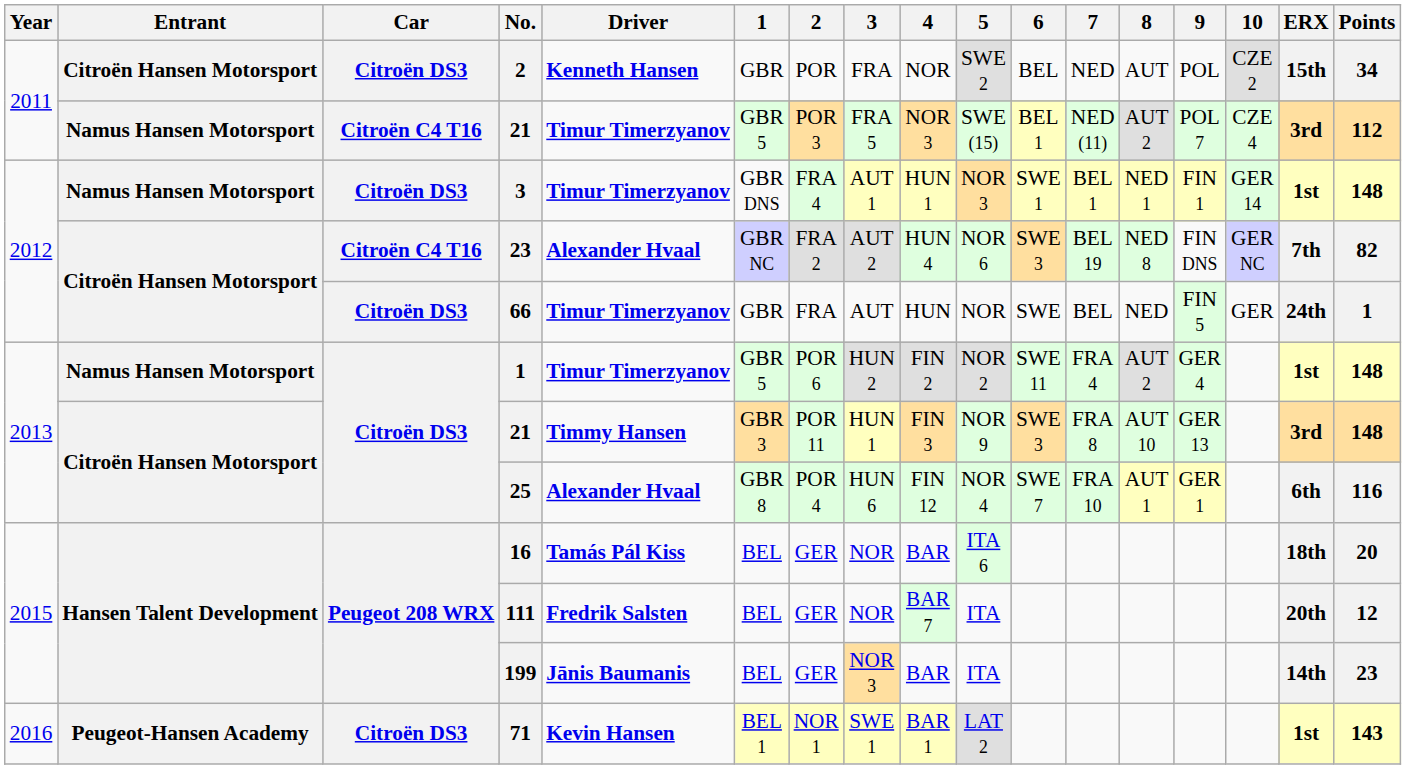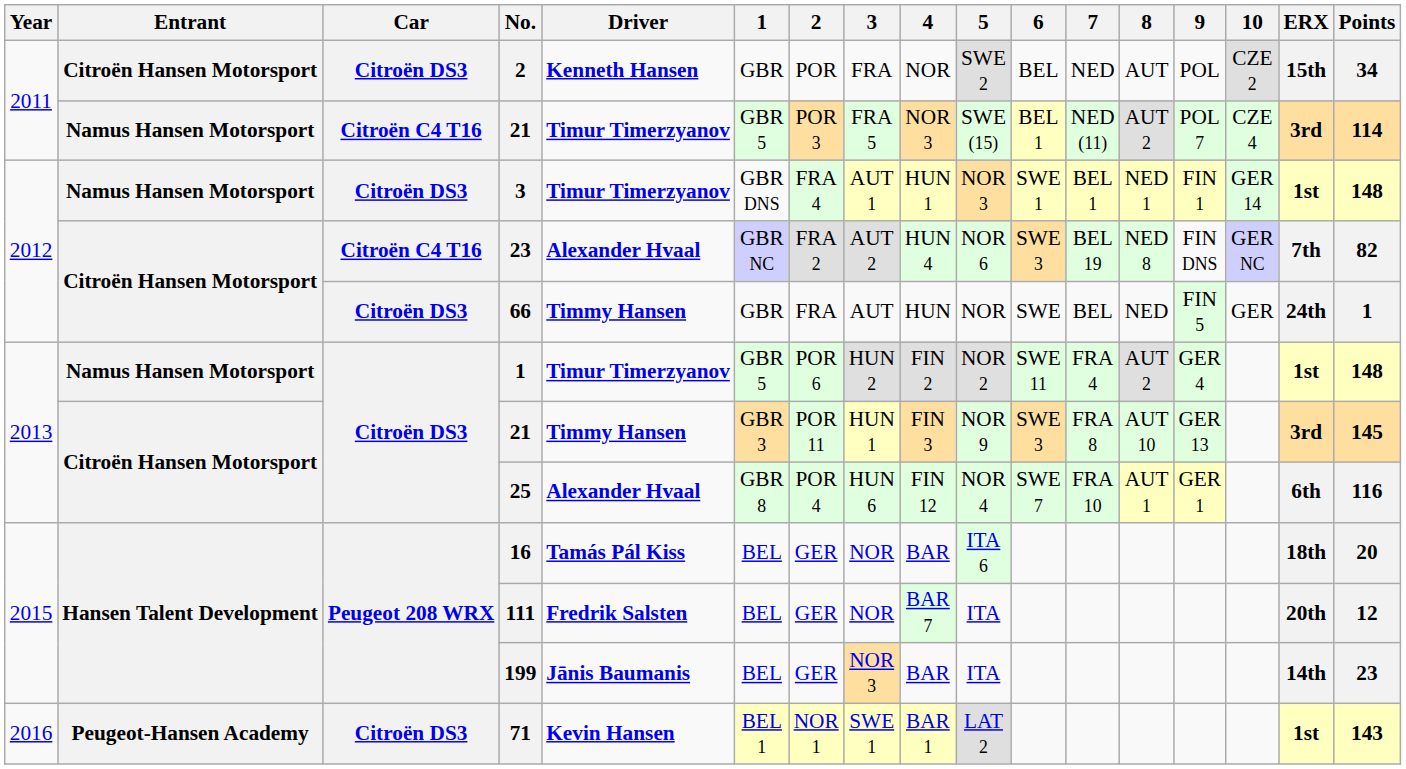(1367, 130) 112 -> (1367, 130) 114
(638, 311) Timur Timerzyanov -> (616, 311) Timmy Hansen
(1367, 432) 148 -> (1367, 432) 145
